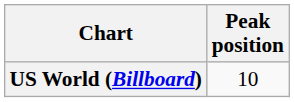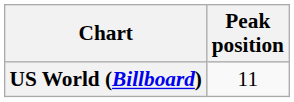(248, 79) 10 -> (248, 79) 11
